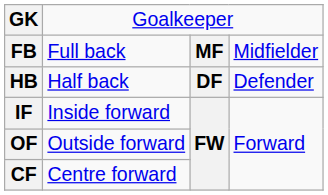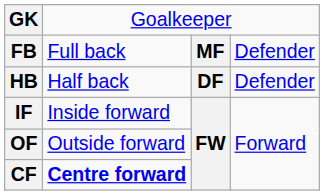(276, 50) Midfielder -> (275, 50) Defender
(112, 174) normal -> (117, 174) bold
